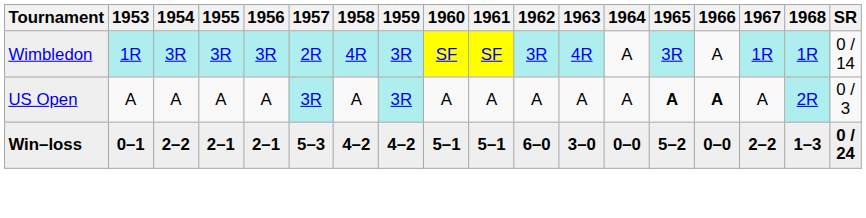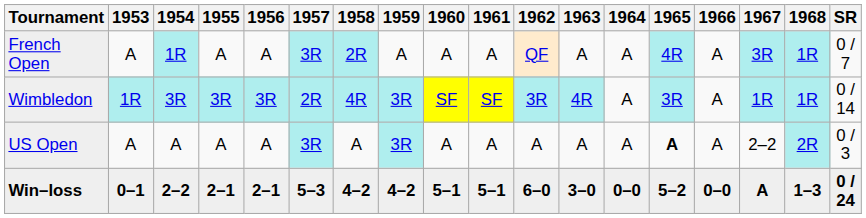+ row: (35, 53)
(717, 99) bold -> (717, 145) normal
(762, 99) A -> (762, 145) 2–2
(762, 145) 2–2 -> (762, 190) A
